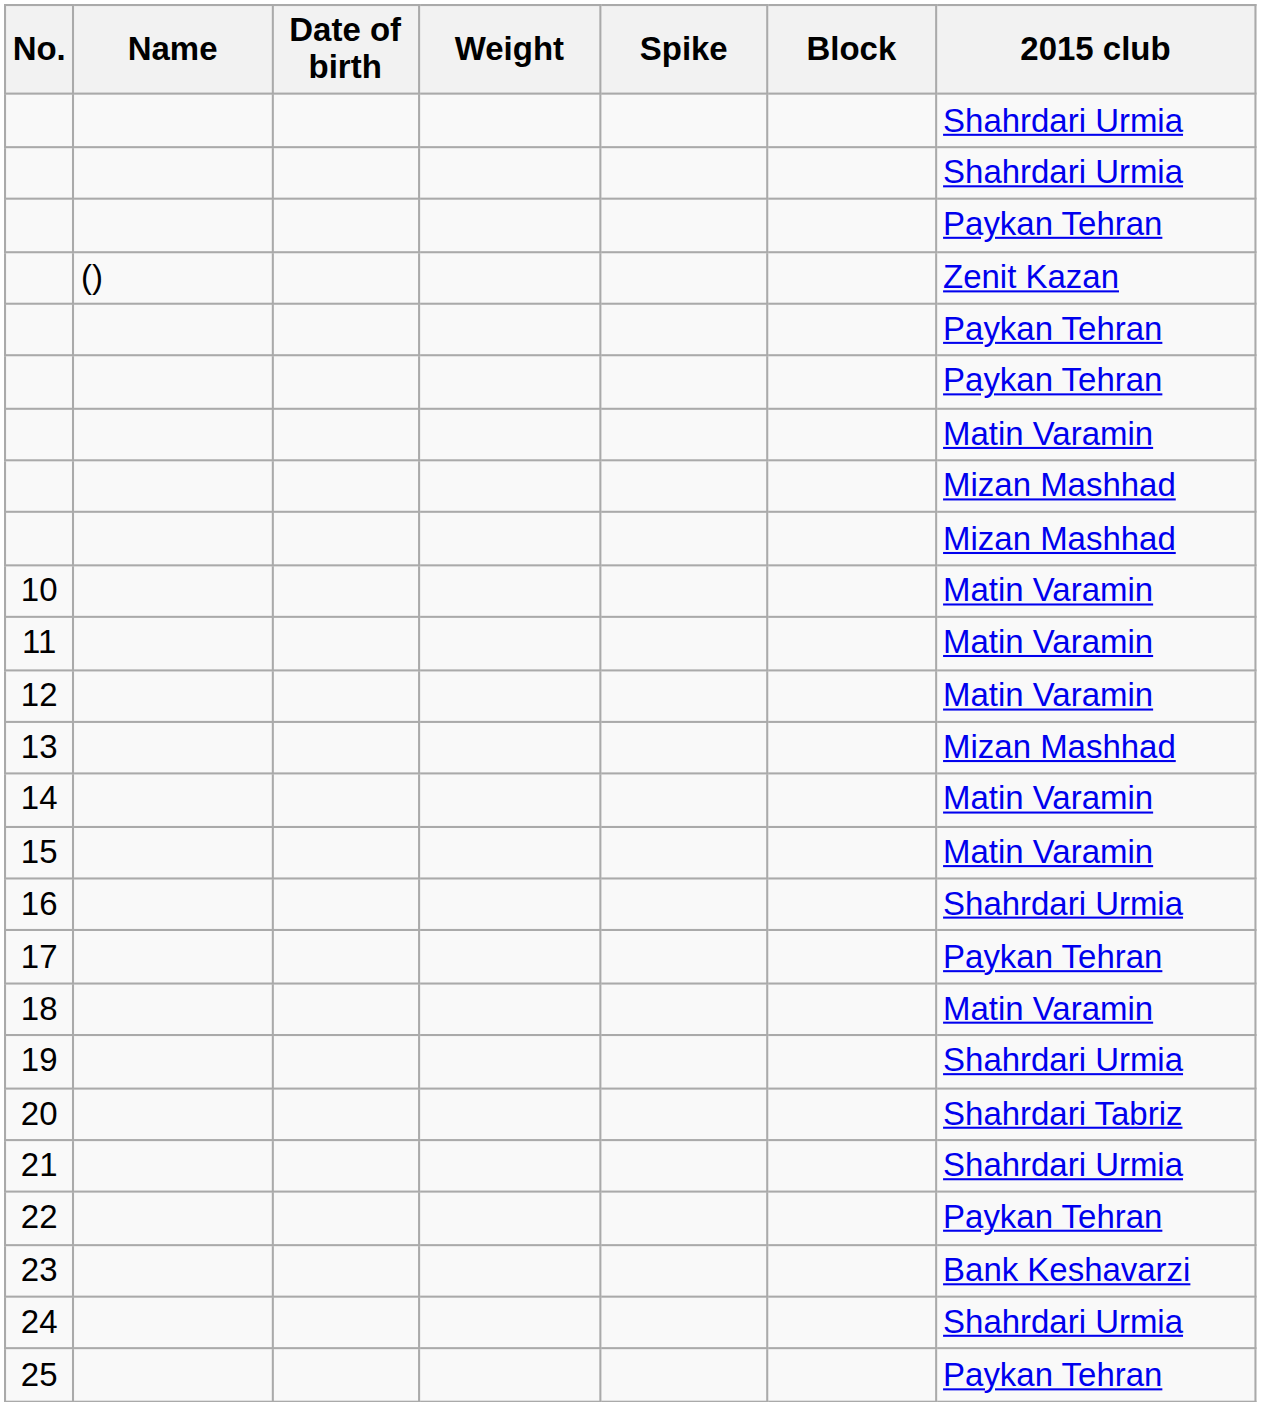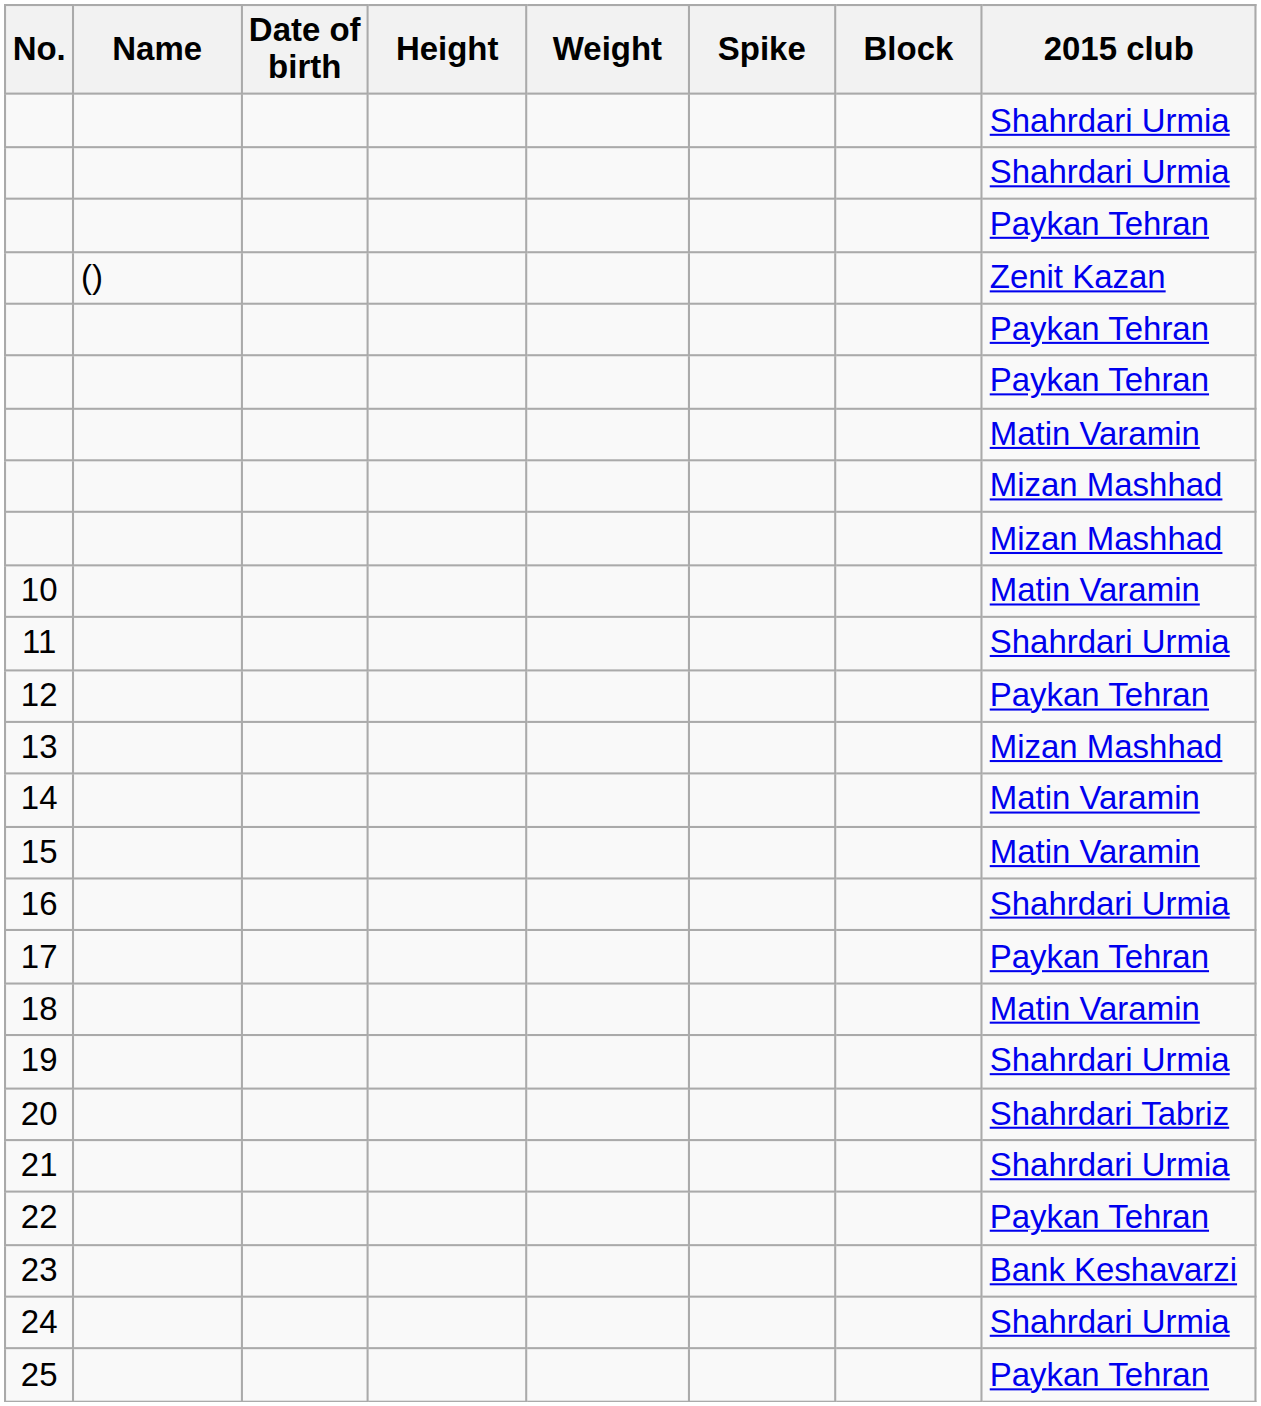+ column: (447, 49)
(1048, 642) Matin Varamin -> (1110, 642) Shahrdari Urmia
(1048, 694) Matin Varamin -> (1099, 694) Paykan Tehran
